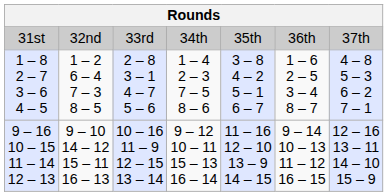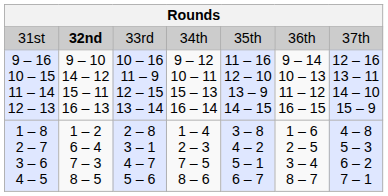(86, 38) normal -> (86, 38) bold
rows swapped: (31, 84) <-> (31, 155)
